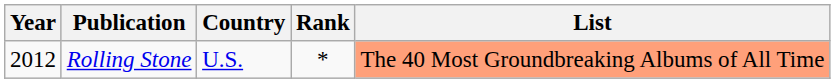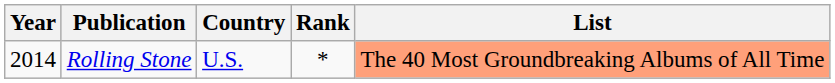(33, 59) 2012 -> (33, 59) 2014
